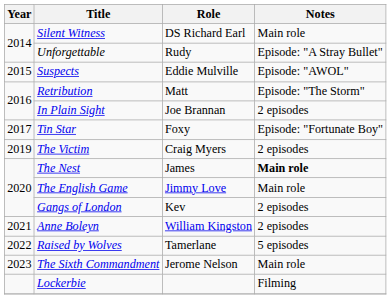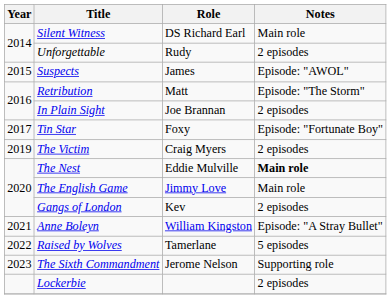(320, 52) Episode: "A Stray Bullet" -> (283, 52) 2 episodes
(202, 71) Eddie Mulville -> (180, 71) James
(180, 168) James -> (202, 168) Eddie Mulville
(283, 226) 2 episodes -> (320, 226) Episode: "A Stray Bullet"
(281, 264) Main role -> (296, 264) Supporting role
(277, 284) Filming -> (283, 284) 2 episodes
